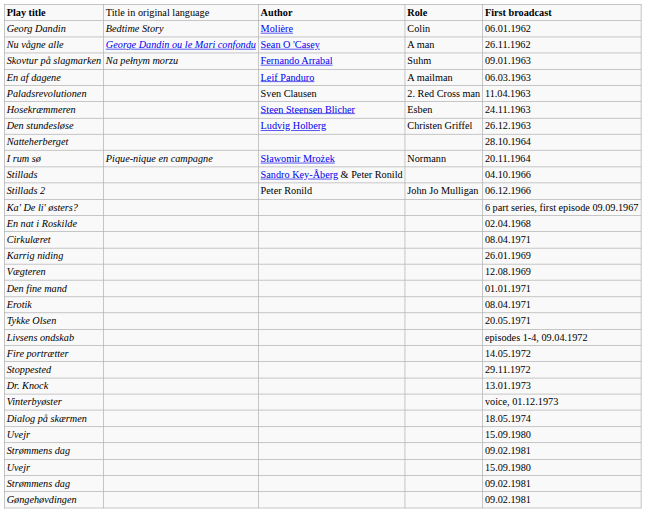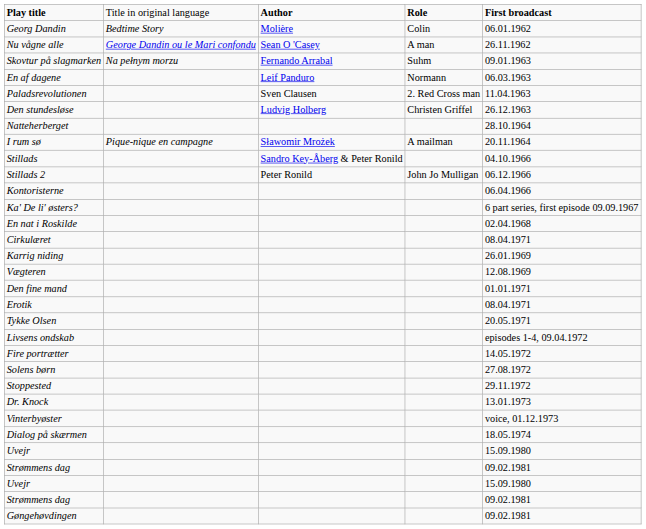(430, 77) A mailman -> (427, 77) Normann
- row: (41, 110)
(427, 158) Normann -> (430, 142) A mailman
+ row: (35, 191)
+ row: (31, 369)
